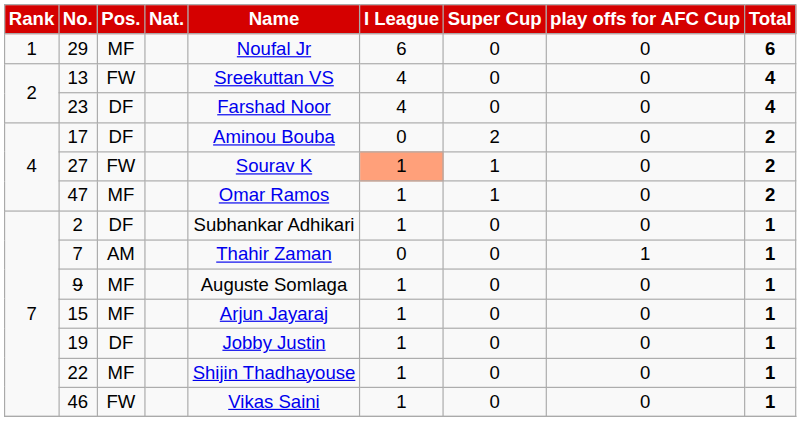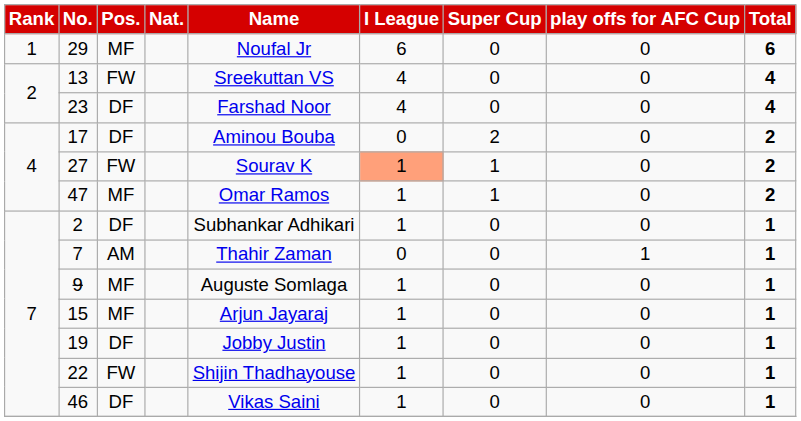(121, 372) MF -> (121, 372) FW
(121, 401) FW -> (121, 401) DF
